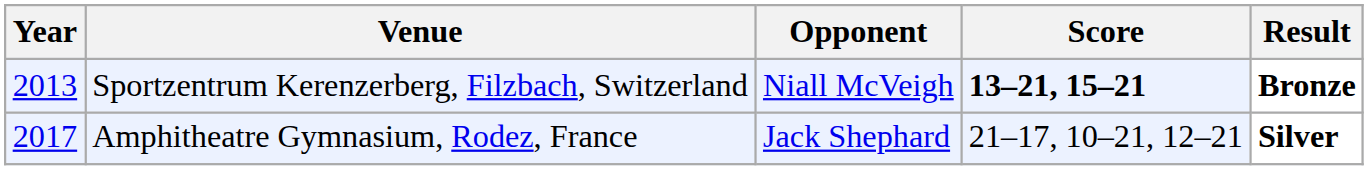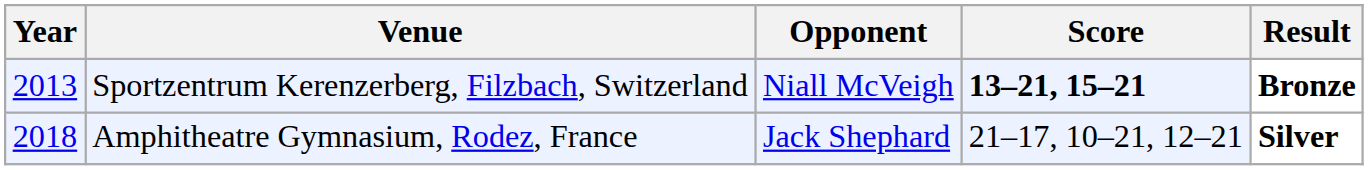(45, 137) 2017 -> (45, 137) 2018
